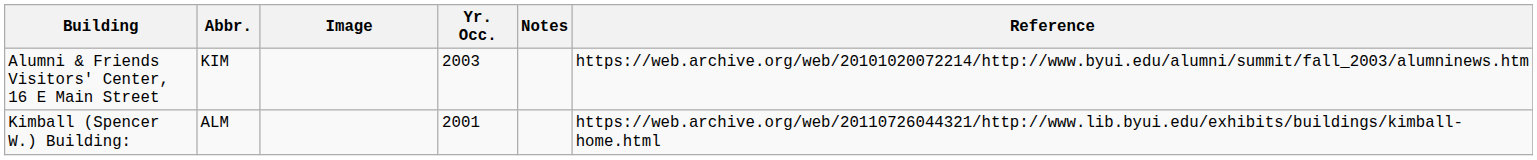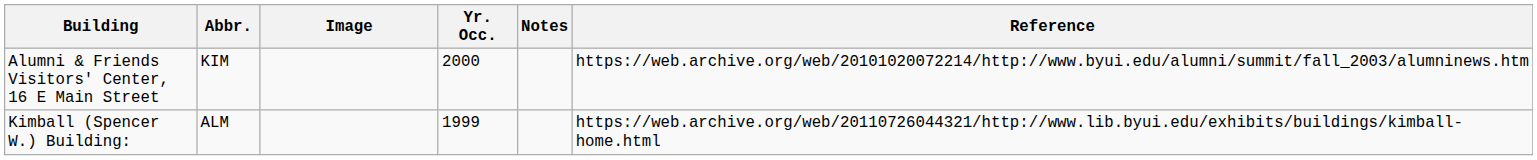(461, 61) 2003 -> (461, 61) 2000
(461, 123) 2001 -> (461, 123) 1999
